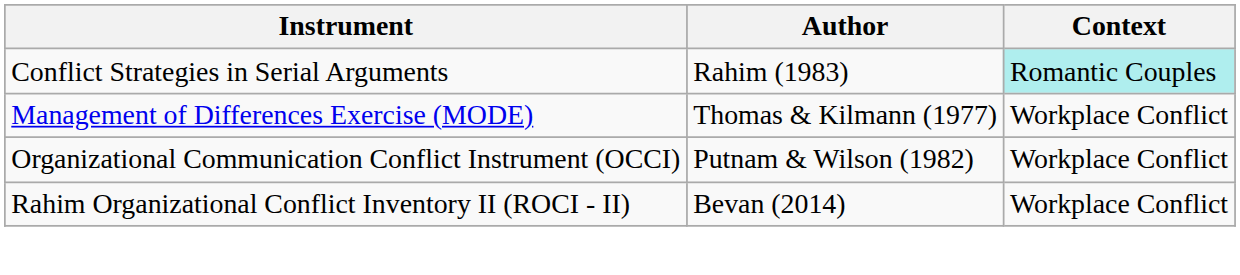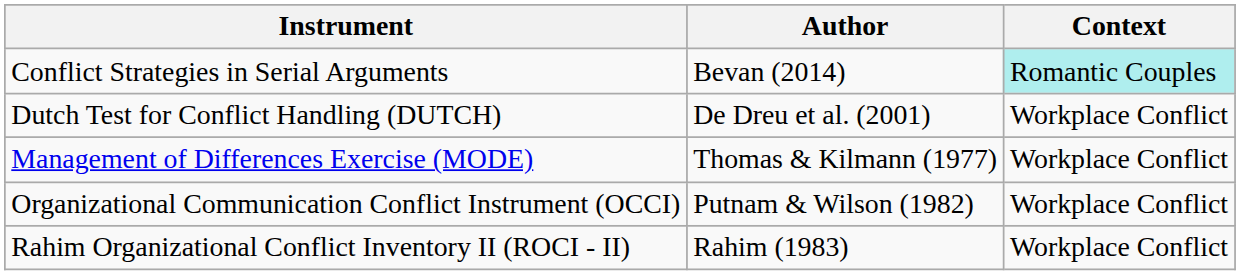(771, 70) Rahim (1983) -> (769, 70) Bevan (2014)
+ row: (256, 114)
(769, 203) Bevan (2014) -> (771, 247) Rahim (1983)
